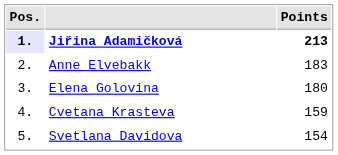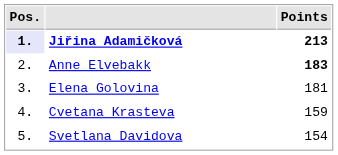(316, 66) normal -> (316, 66) bold
(316, 89) 180 -> (316, 89) 181
